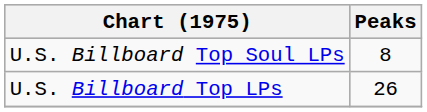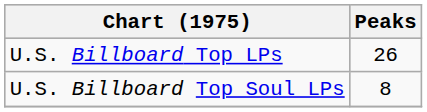rows swapped: (146, 89) <-> (177, 55)
